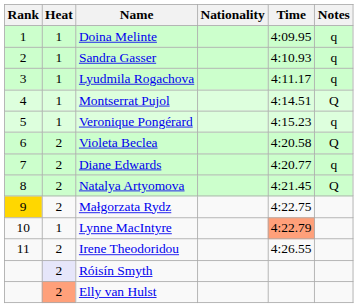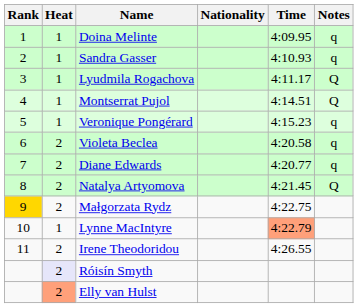(334, 79) q -> (334, 79) Q
(334, 143) Q -> (334, 143) q
